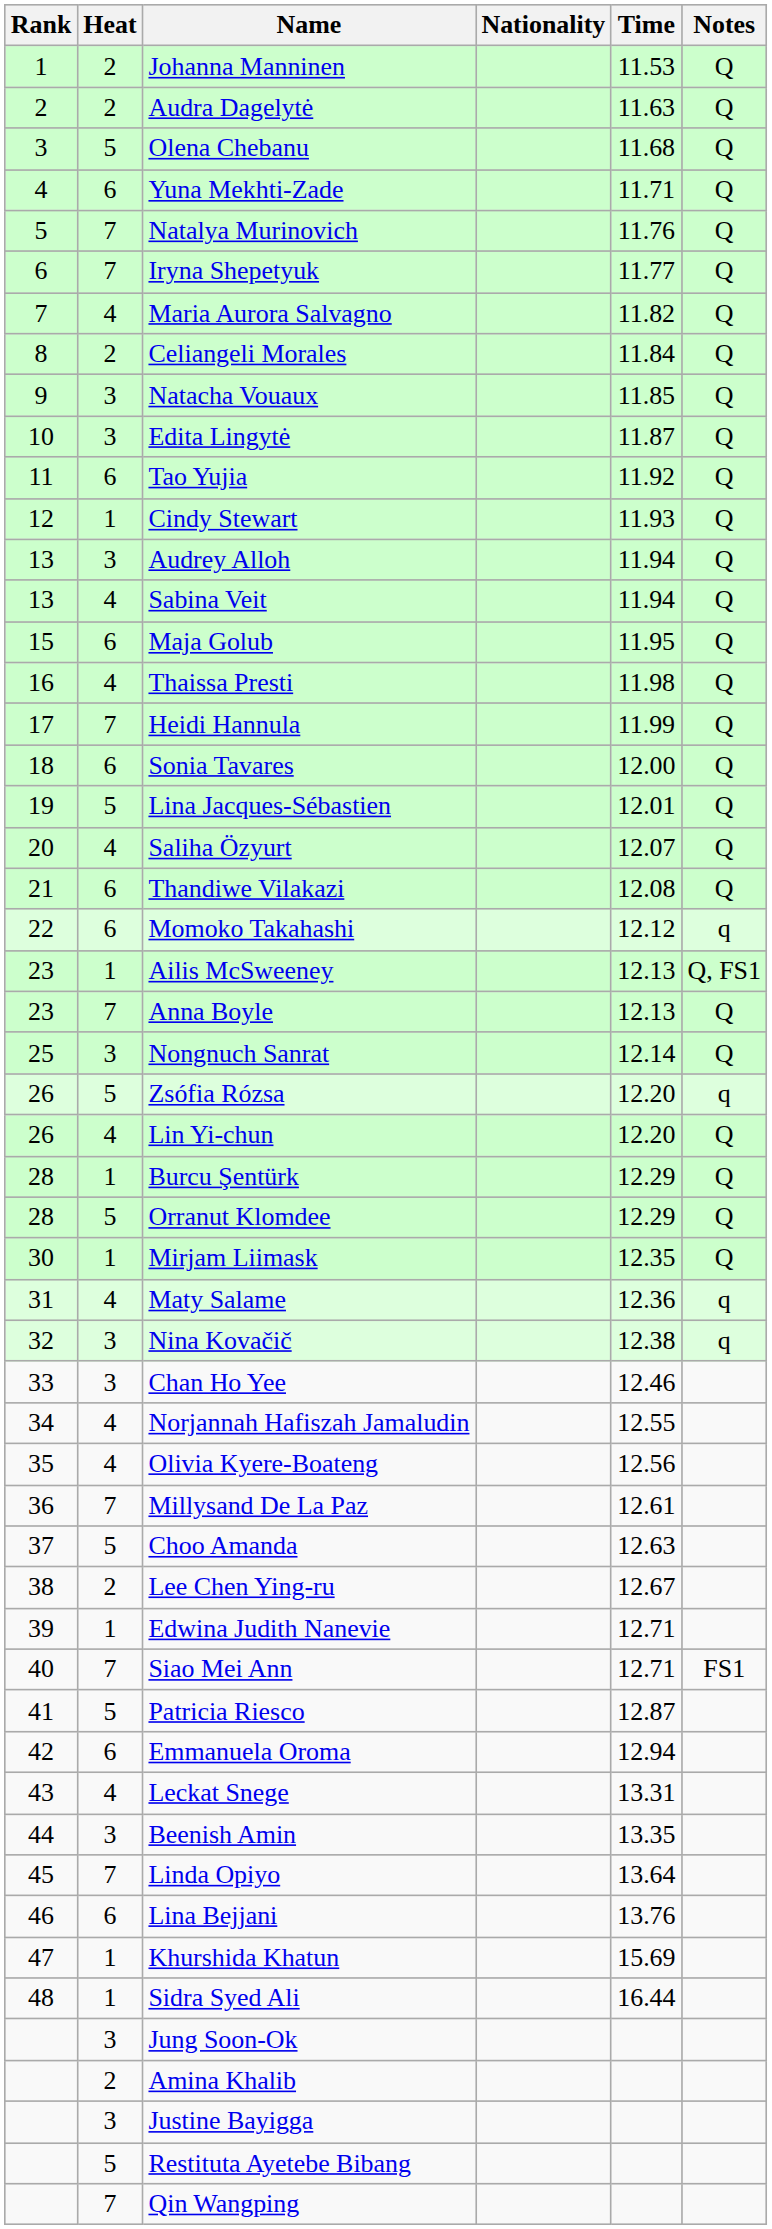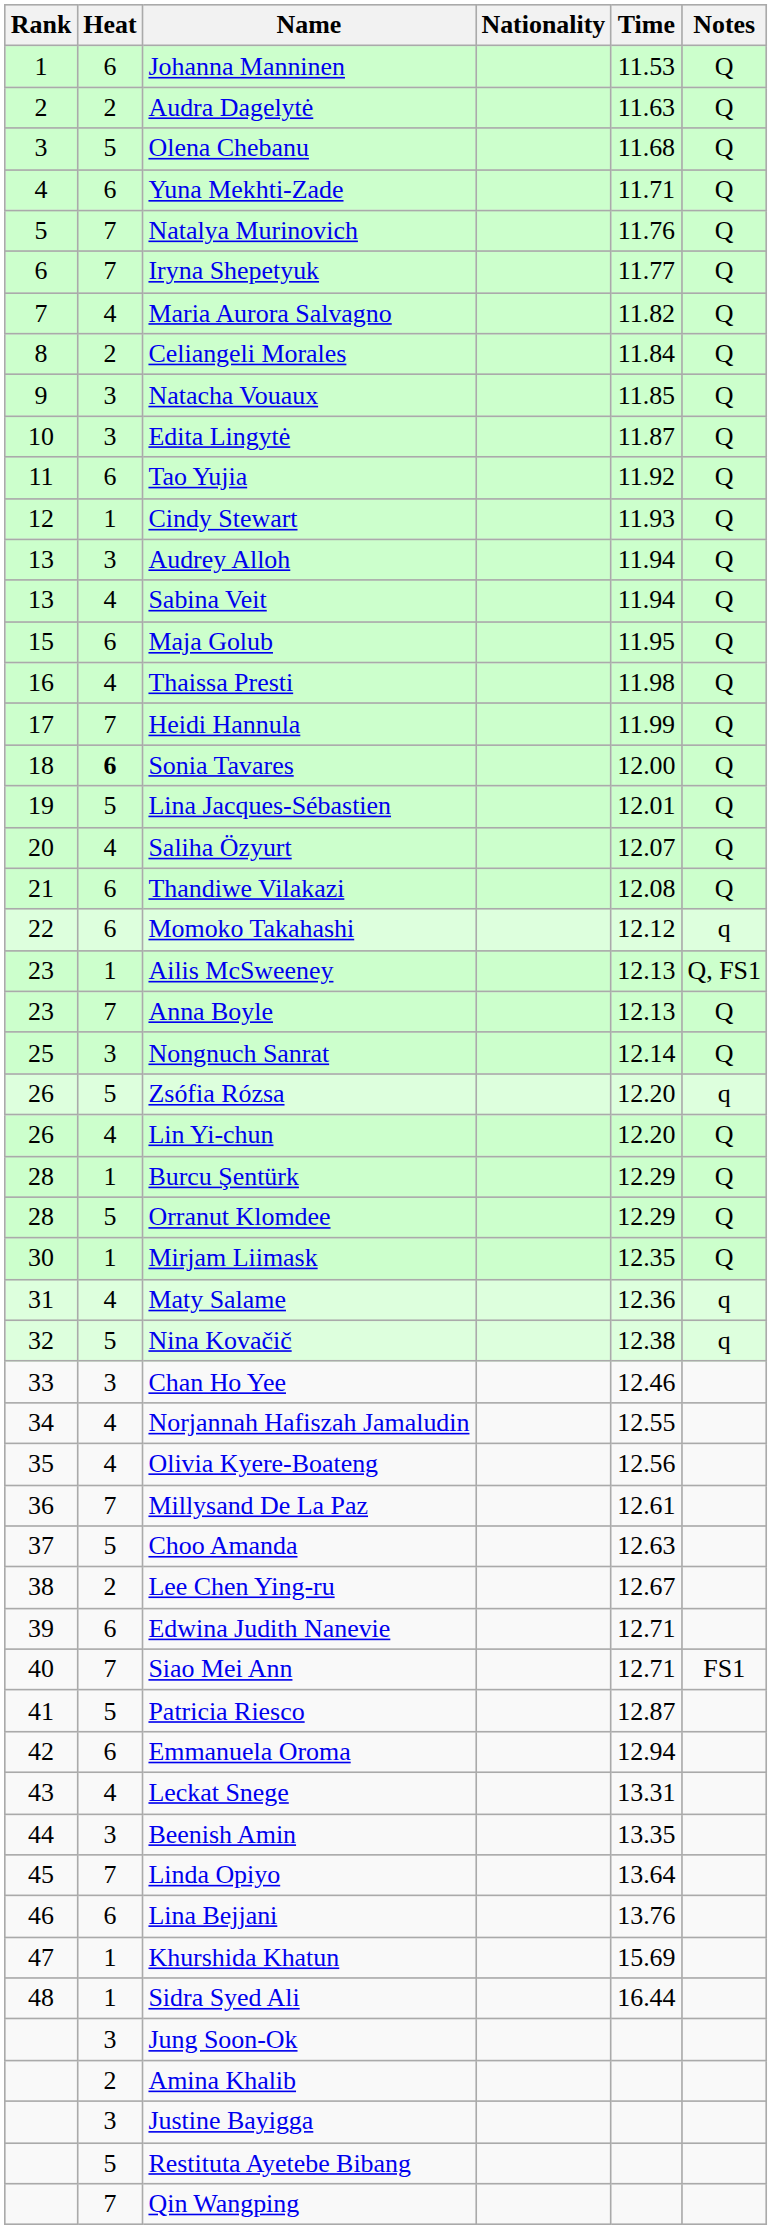(110, 66) 2 -> (110, 66) 6
(110, 764) normal -> (110, 764) bold
(110, 1340) 3 -> (110, 1340) 5
(110, 1628) 1 -> (110, 1628) 6
